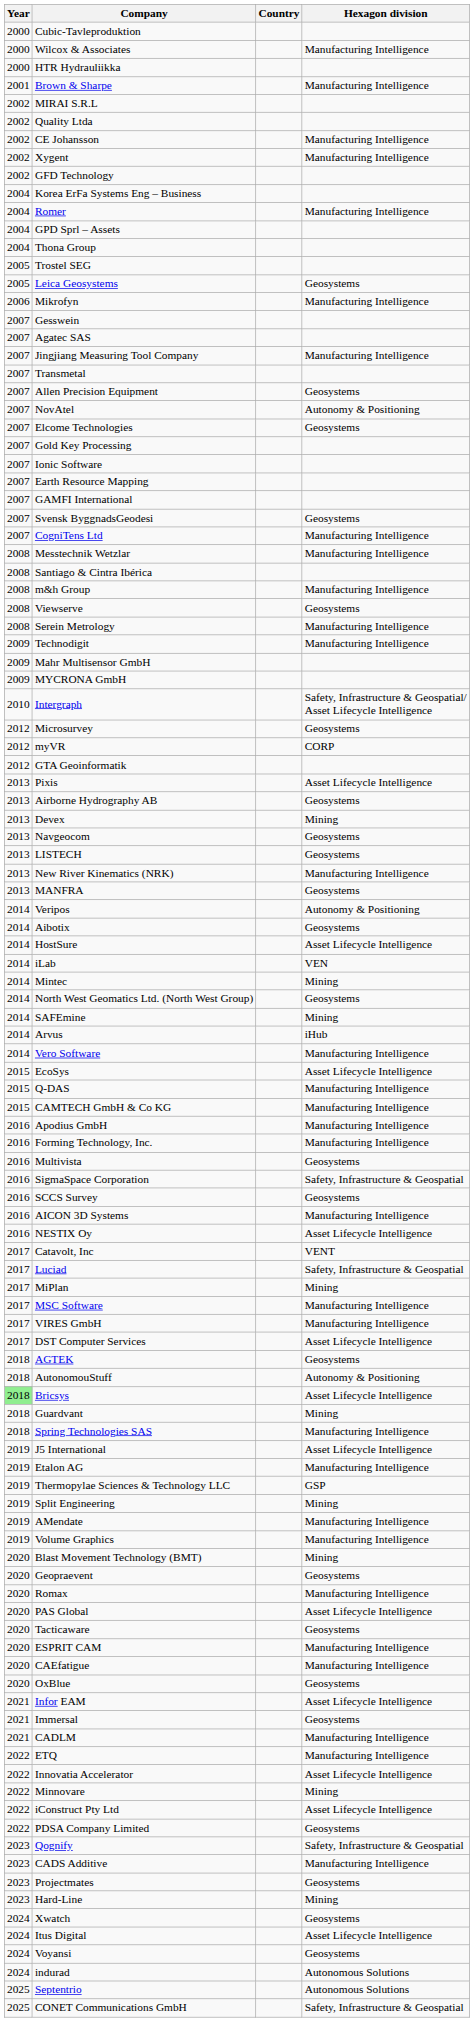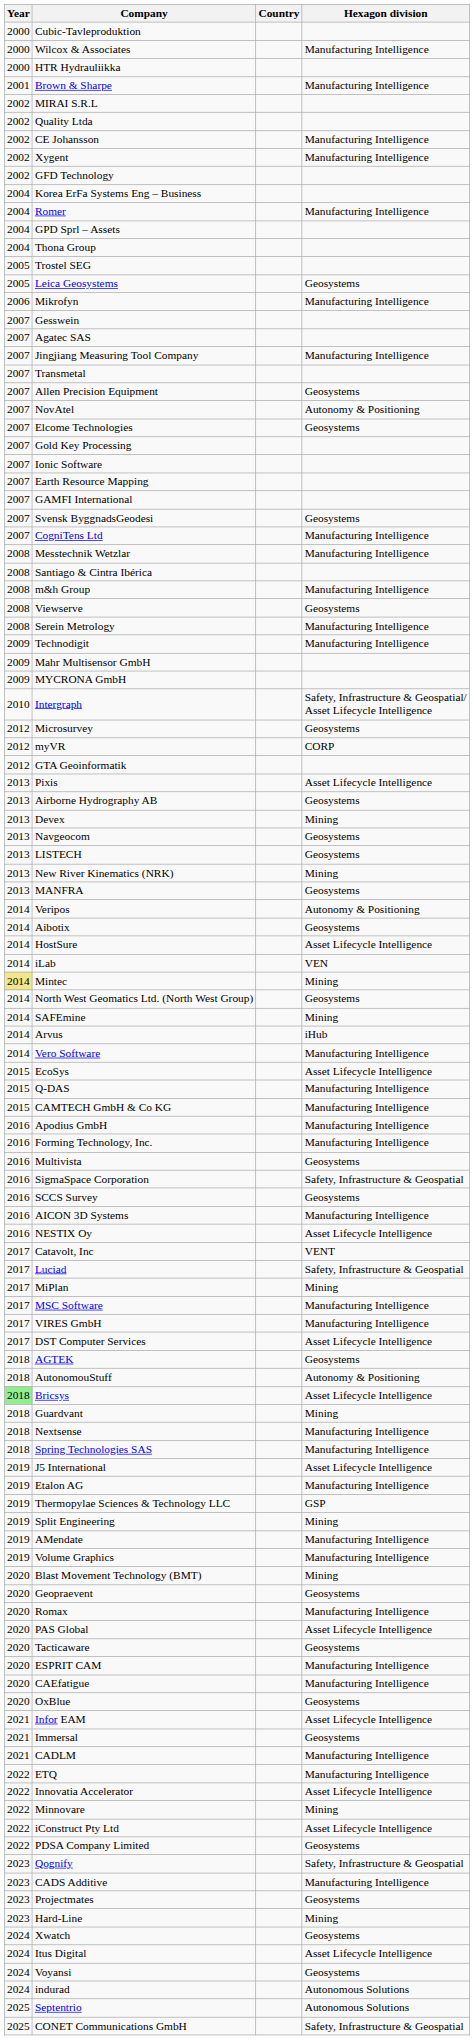(367, 873) Manufacturing Intelligence -> (321, 873) Mining
(18, 981) no background -> (18, 981) khaki background
+ row: (58, 1431)
